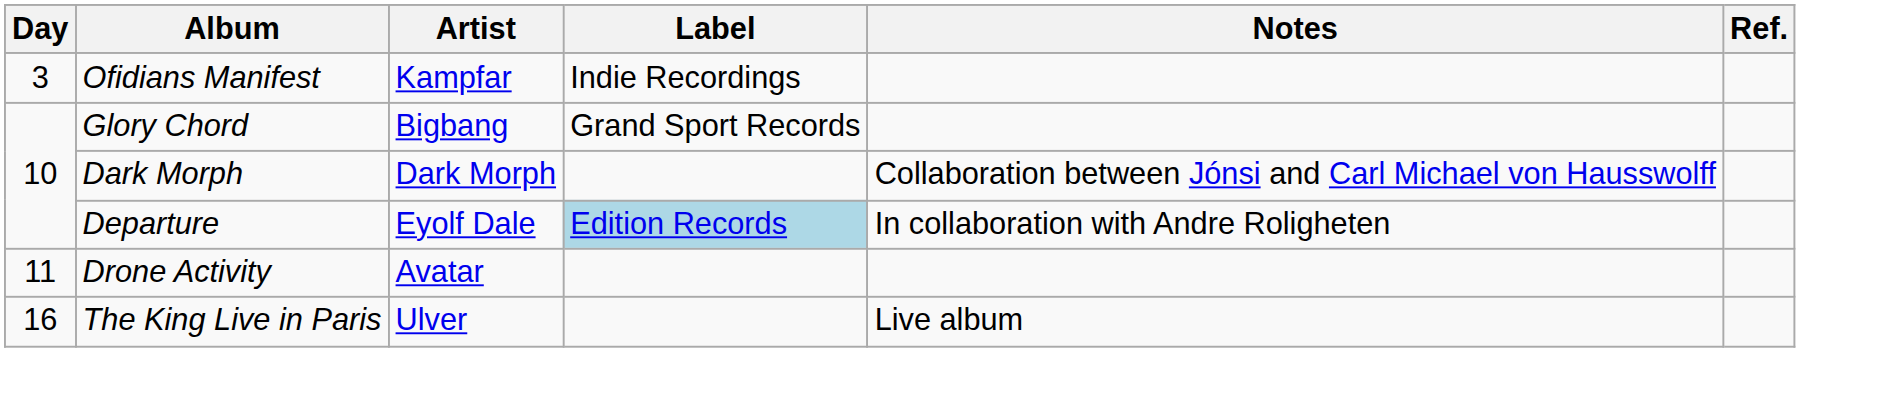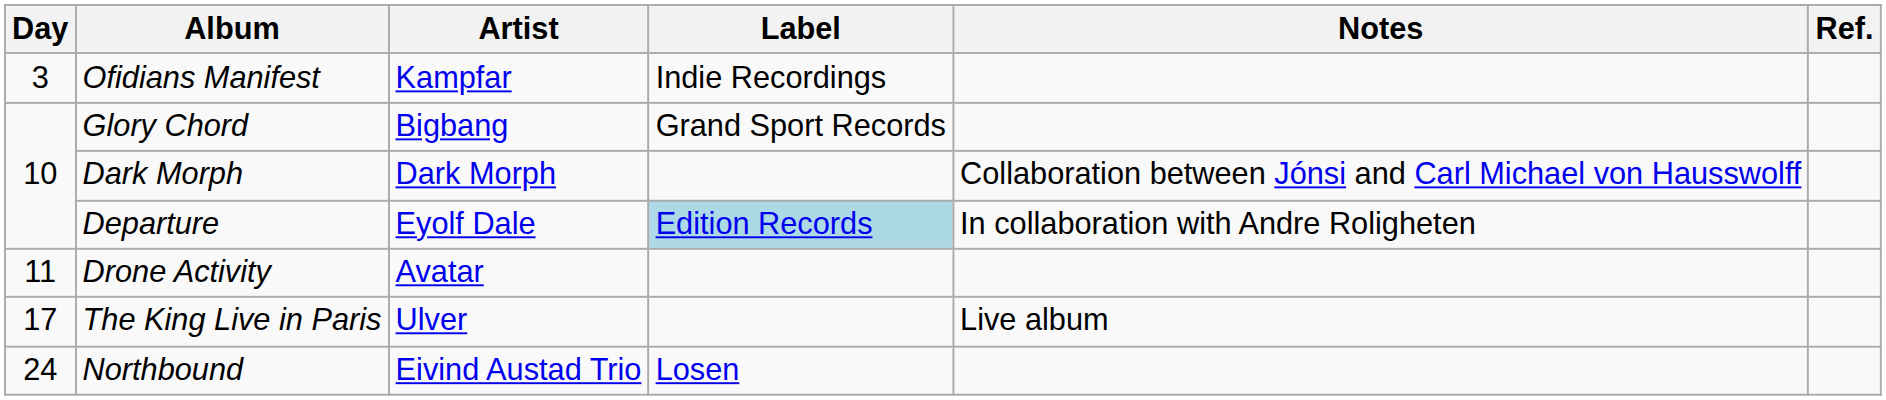(40, 321) 16 -> (40, 321) 17
+ row: (163, 369)
